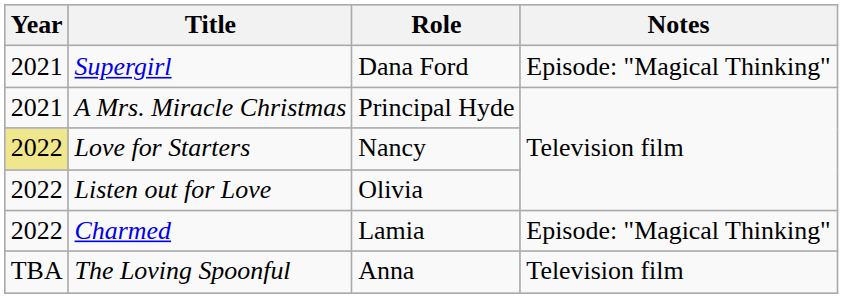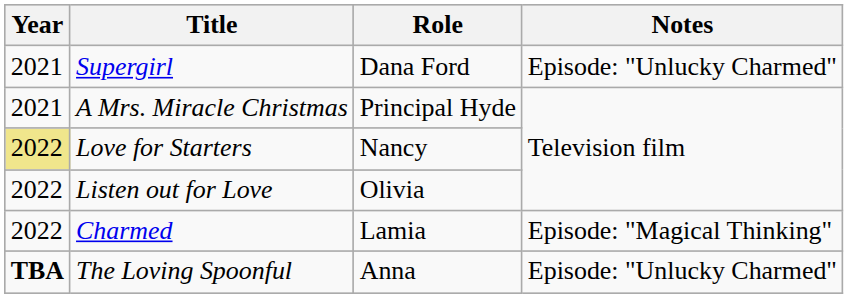(679, 66) Episode: "Magical Thinking" -> (682, 66) Episode: "Unlucky Charmed"
(37, 271) normal -> (37, 271) bold
(605, 271) Television film -> (682, 271) Episode: "Unlucky Charmed"
